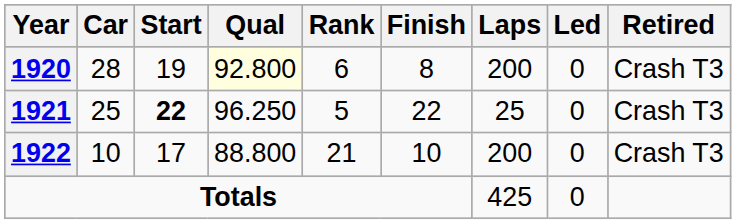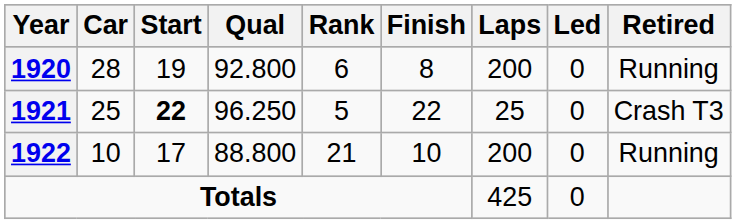(255, 68) lightyellow background -> (255, 68) no background
(669, 68) Crash T3 -> (669, 68) Running
(669, 153) Crash T3 -> (669, 153) Running
